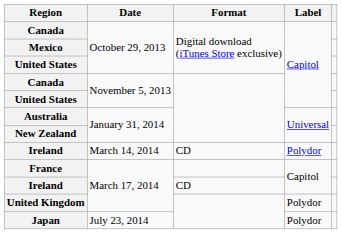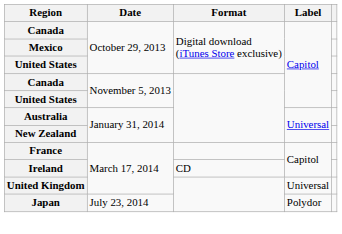- row: (46, 151)
(304, 202) Polydor -> (308, 185) Universal
